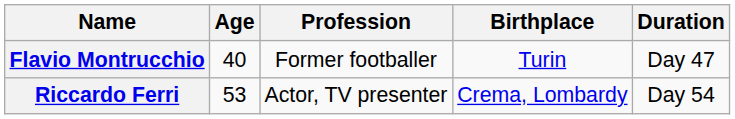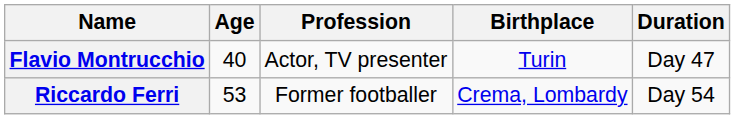(356, 59) Former footballer -> (356, 59) Actor, TV presenter
(356, 95) Actor, TV presenter -> (356, 95) Former footballer
